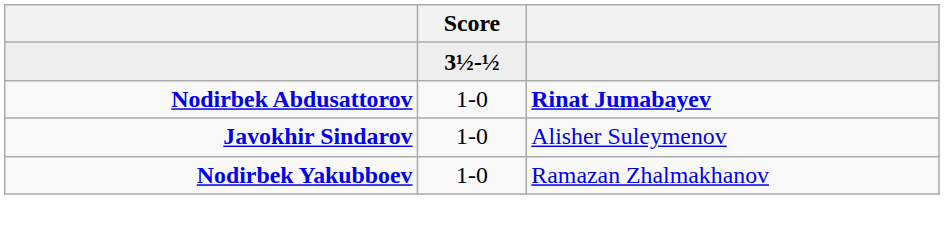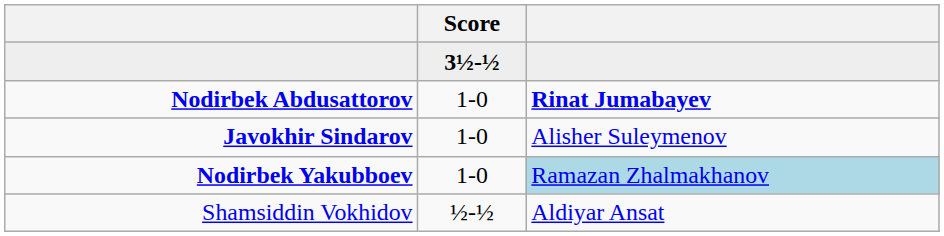(650, 174) no background -> (650, 174) lightblue background
+ row: (307, 212)
